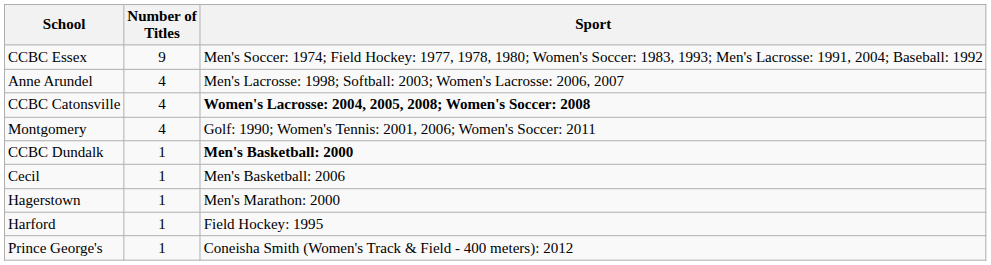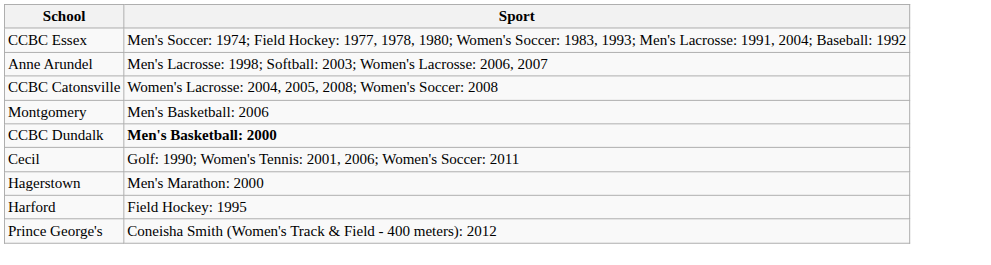- column: (162, 24)
(397, 104) bold -> (313, 87) normal
(400, 128) Golf: 1990; Women's Tennis: 2001, 2006; Women's Soccer: 2011 -> (198, 111) Men's Basketball: 2006
(274, 176) Men's Basketball: 2006 -> (323, 159) Golf: 1990; Women's Tennis: 2001, 2006; Women's Soccer: 2011
